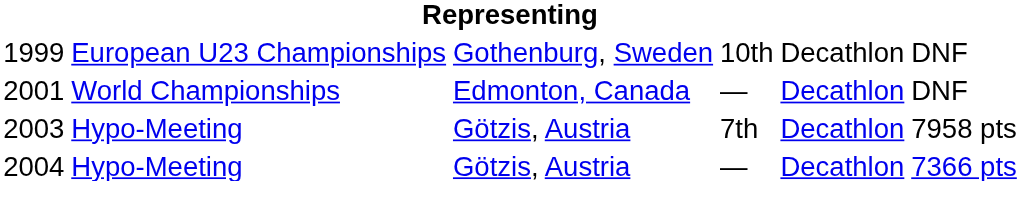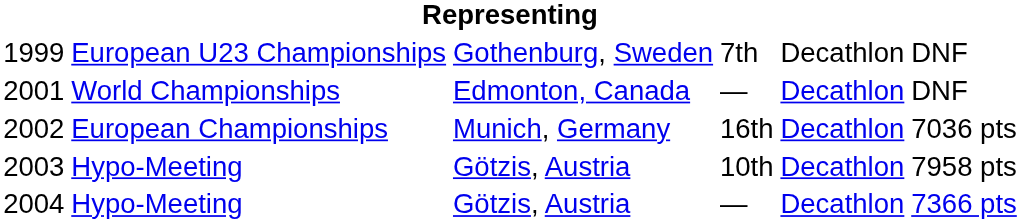(747, 53) 10th -> (739, 53) 7th
+ row: (34, 128)
(739, 128) 7th -> (747, 166) 10th
